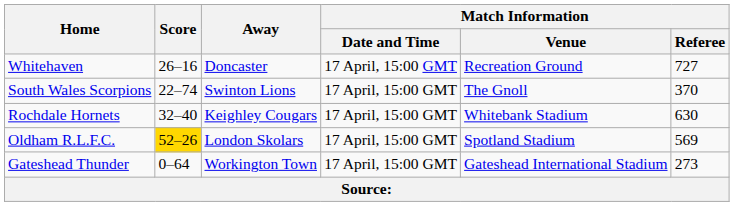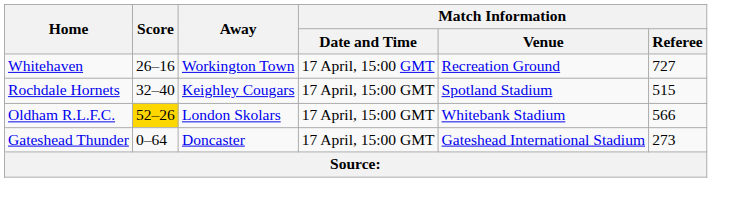(236, 66) Doncaster -> (238, 66) Workington Town
- row: (80, 90)
(526, 115) Whitebank Stadium -> (497, 90) Spotland Stadium
(686, 115) 630 -> (664, 90) 515
(520, 139) Spotland Stadium -> (503, 115) Whitebank Stadium
(686, 139) 569 -> (664, 115) 566
(261, 164) Workington Town -> (213, 139) Doncaster
